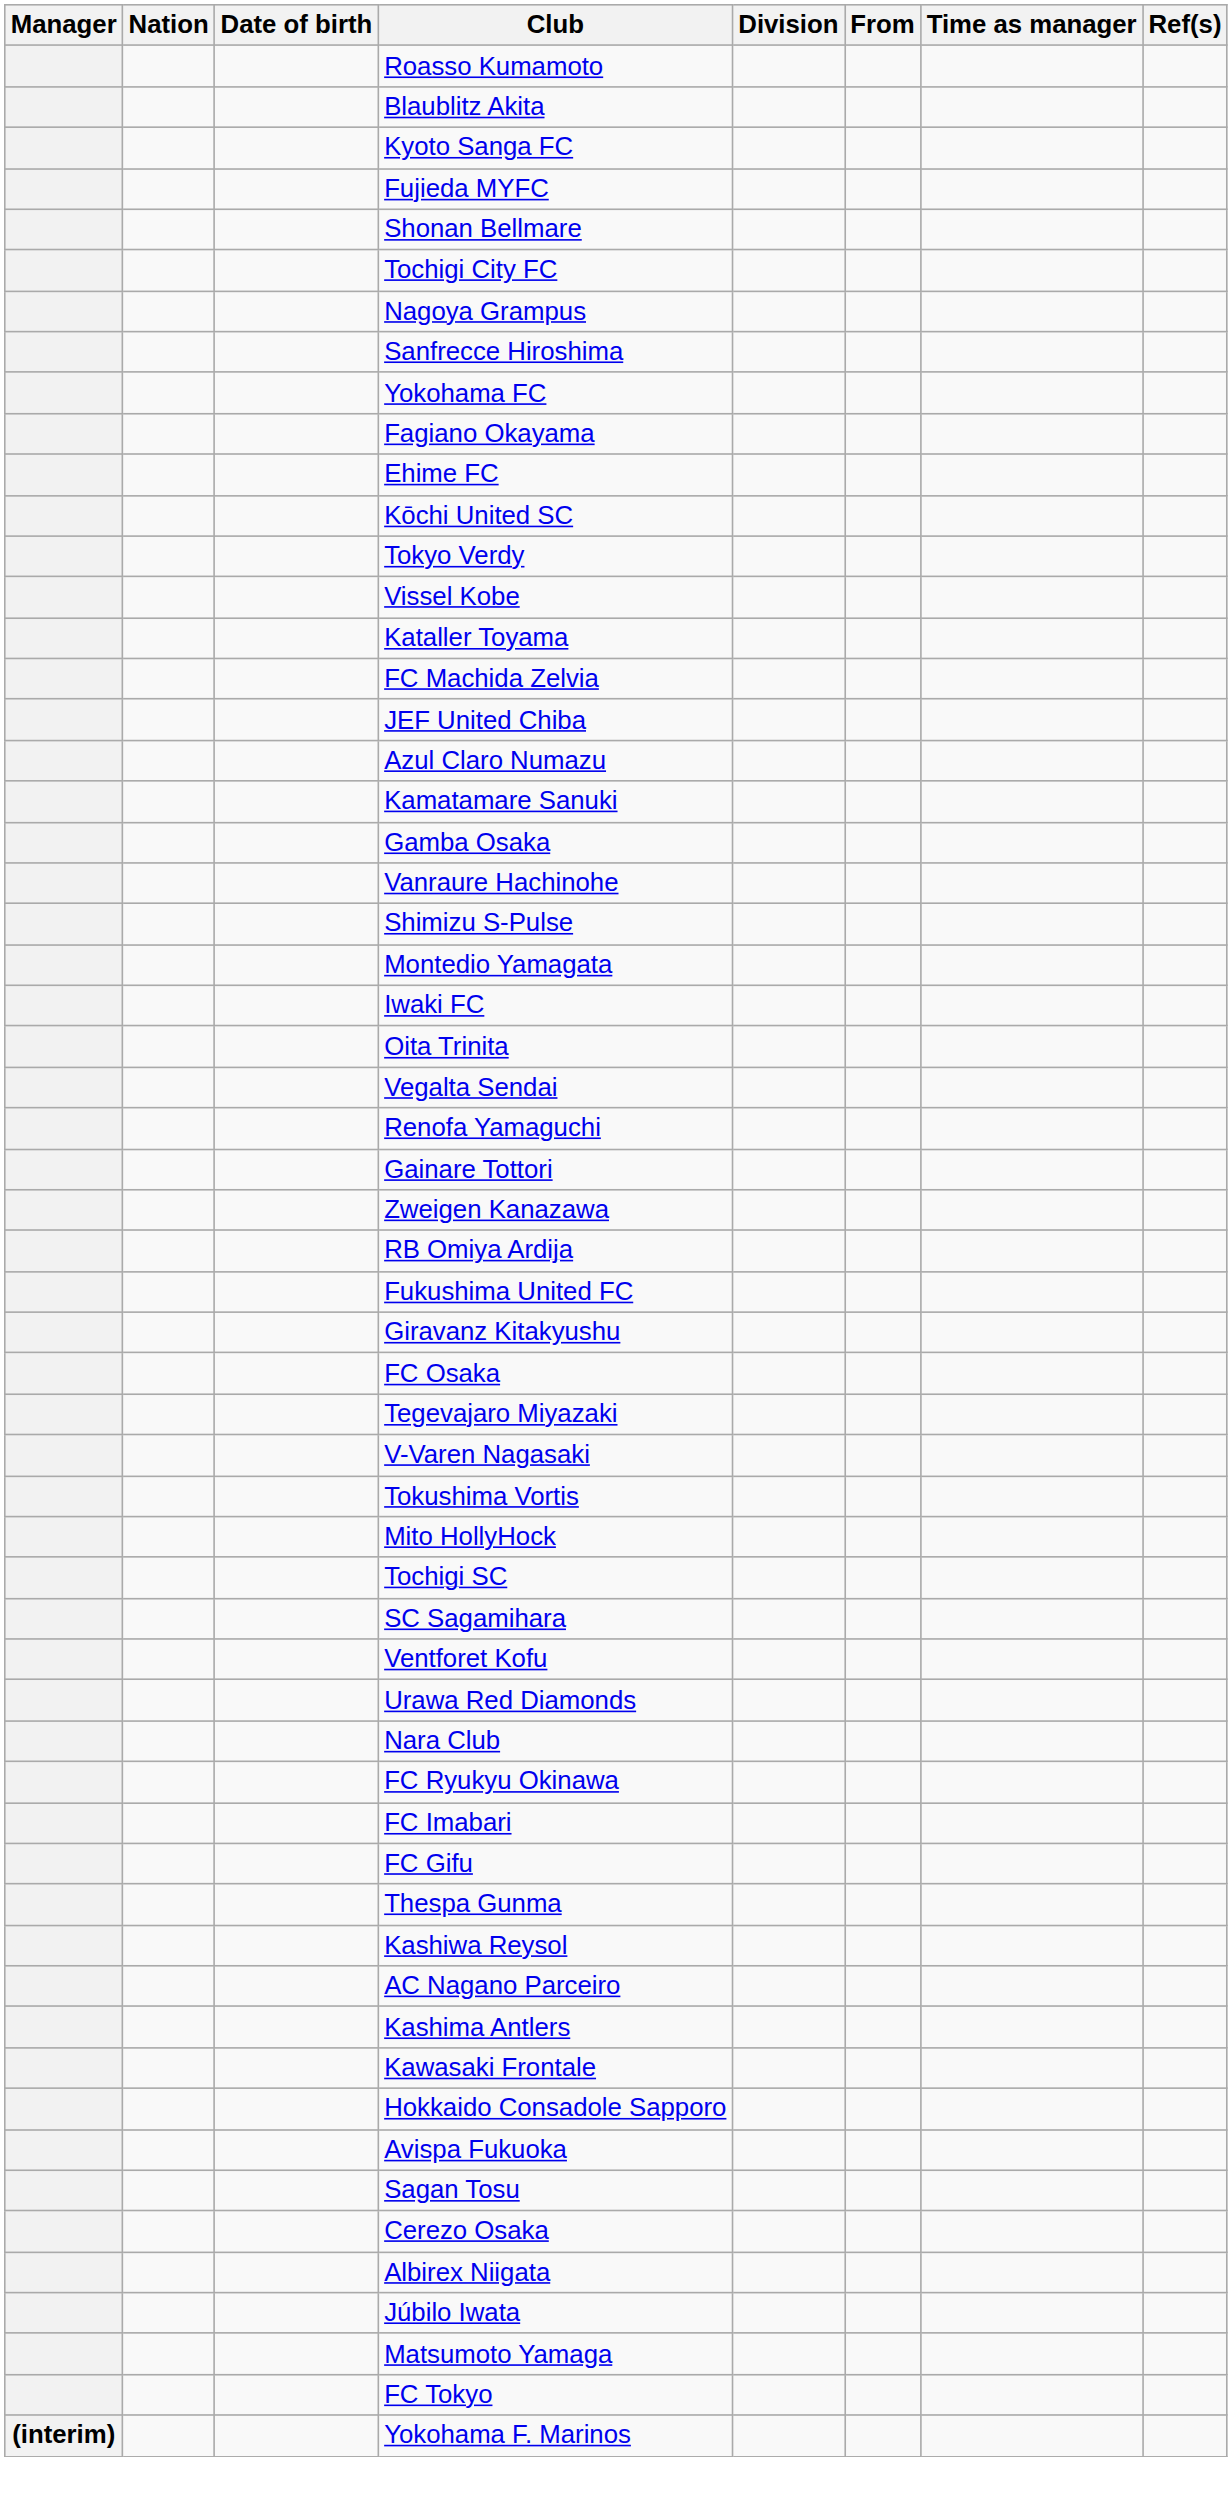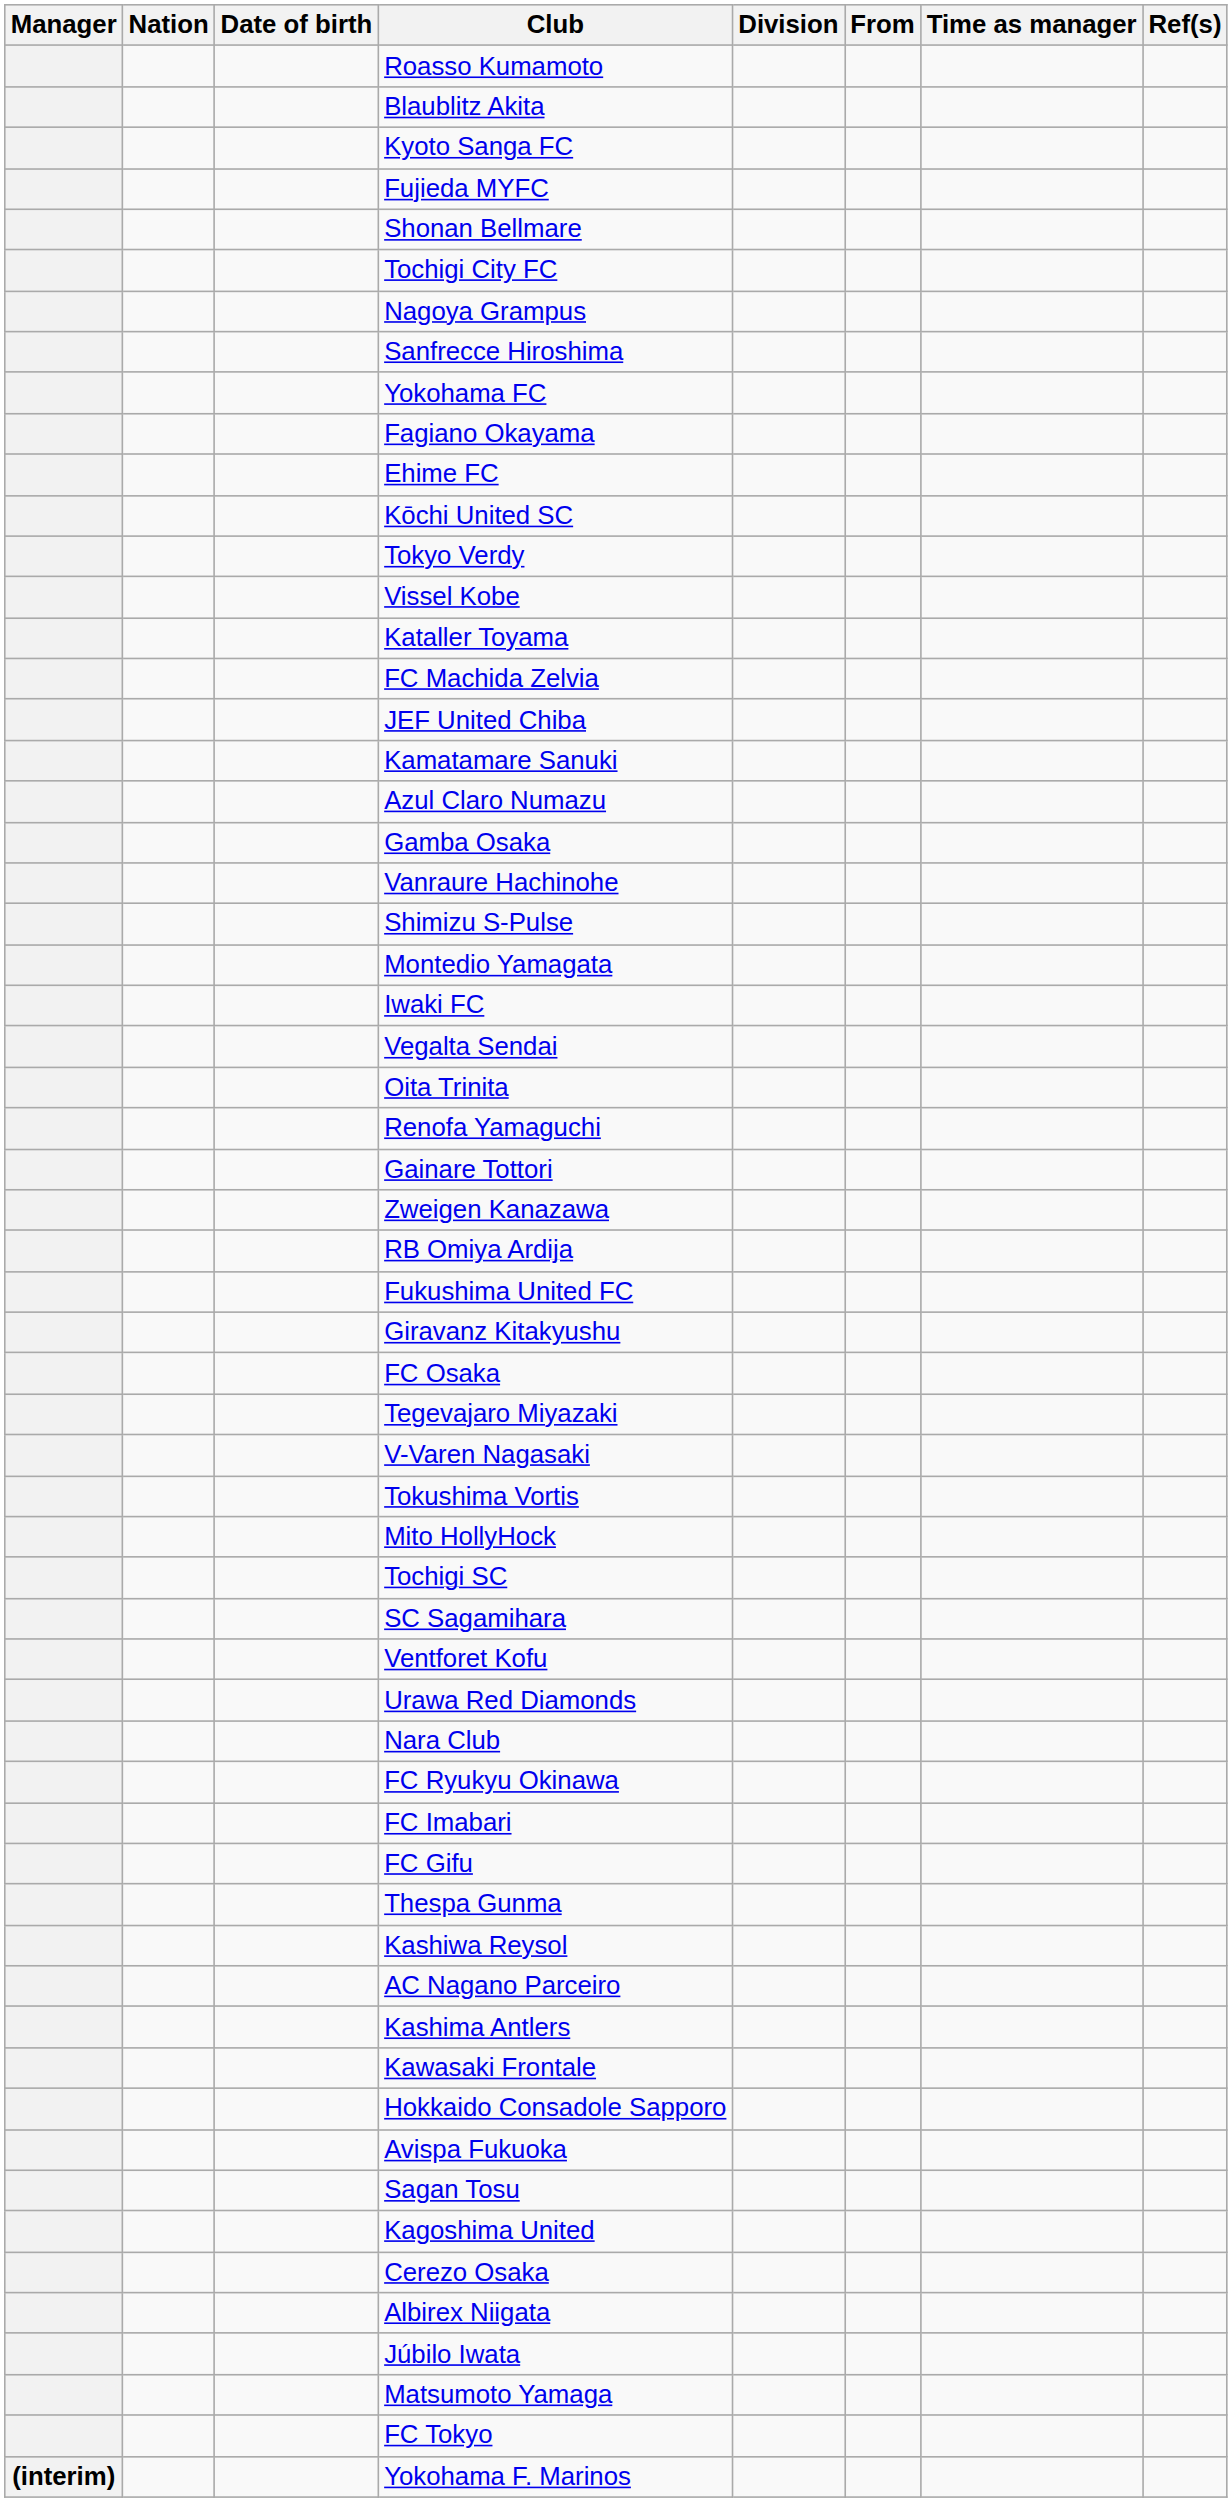rows swapped: (495, 760) <-> (501, 801)
rows swapped: (471, 1087) <-> (446, 1046)
+ row: (489, 2231)
